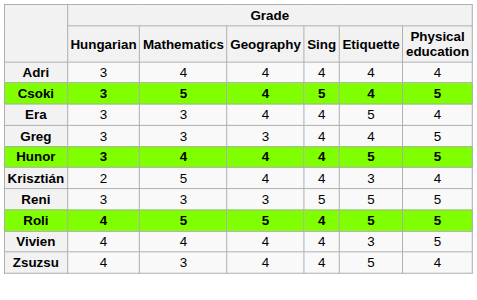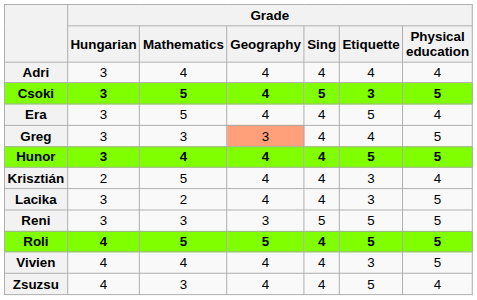(371, 94) 4 -> (371, 94) 3
(183, 115) 3 -> (183, 115) 5
(266, 136) no background -> (266, 136) lightsalmon background
+ row: (36, 200)
